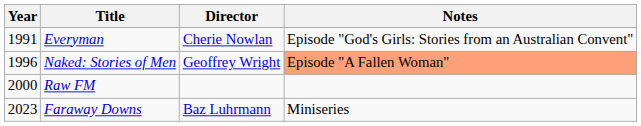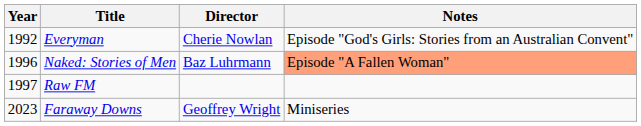(23, 39) 1991 -> (23, 39) 1992
(232, 62) Geoffrey Wright -> (227, 62) Baz Luhrmann
(23, 86) 2000 -> (23, 86) 1997
(227, 109) Baz Luhrmann -> (232, 109) Geoffrey Wright
